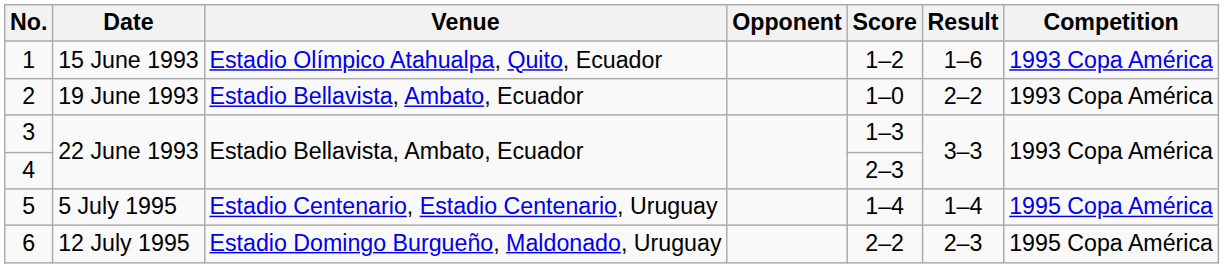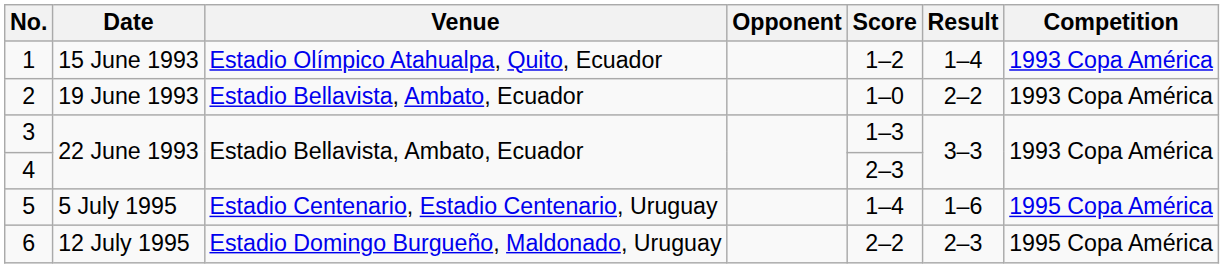(963, 59) 1–6 -> (963, 59) 1–4
(963, 206) 1–4 -> (963, 206) 1–6
